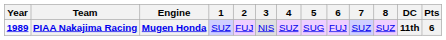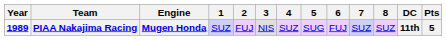(432, 27) 6 -> (432, 27) 5
